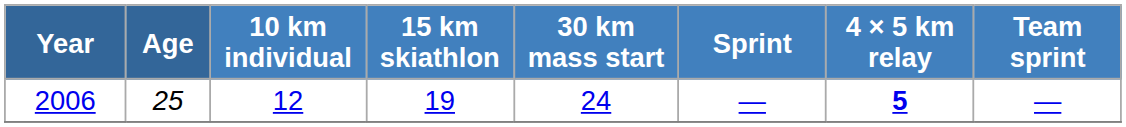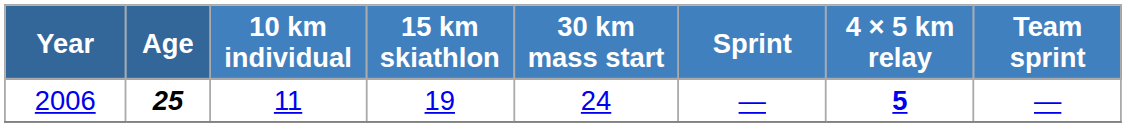(168, 101) normal -> (168, 101) bold
(288, 101) 12 -> (288, 101) 11
